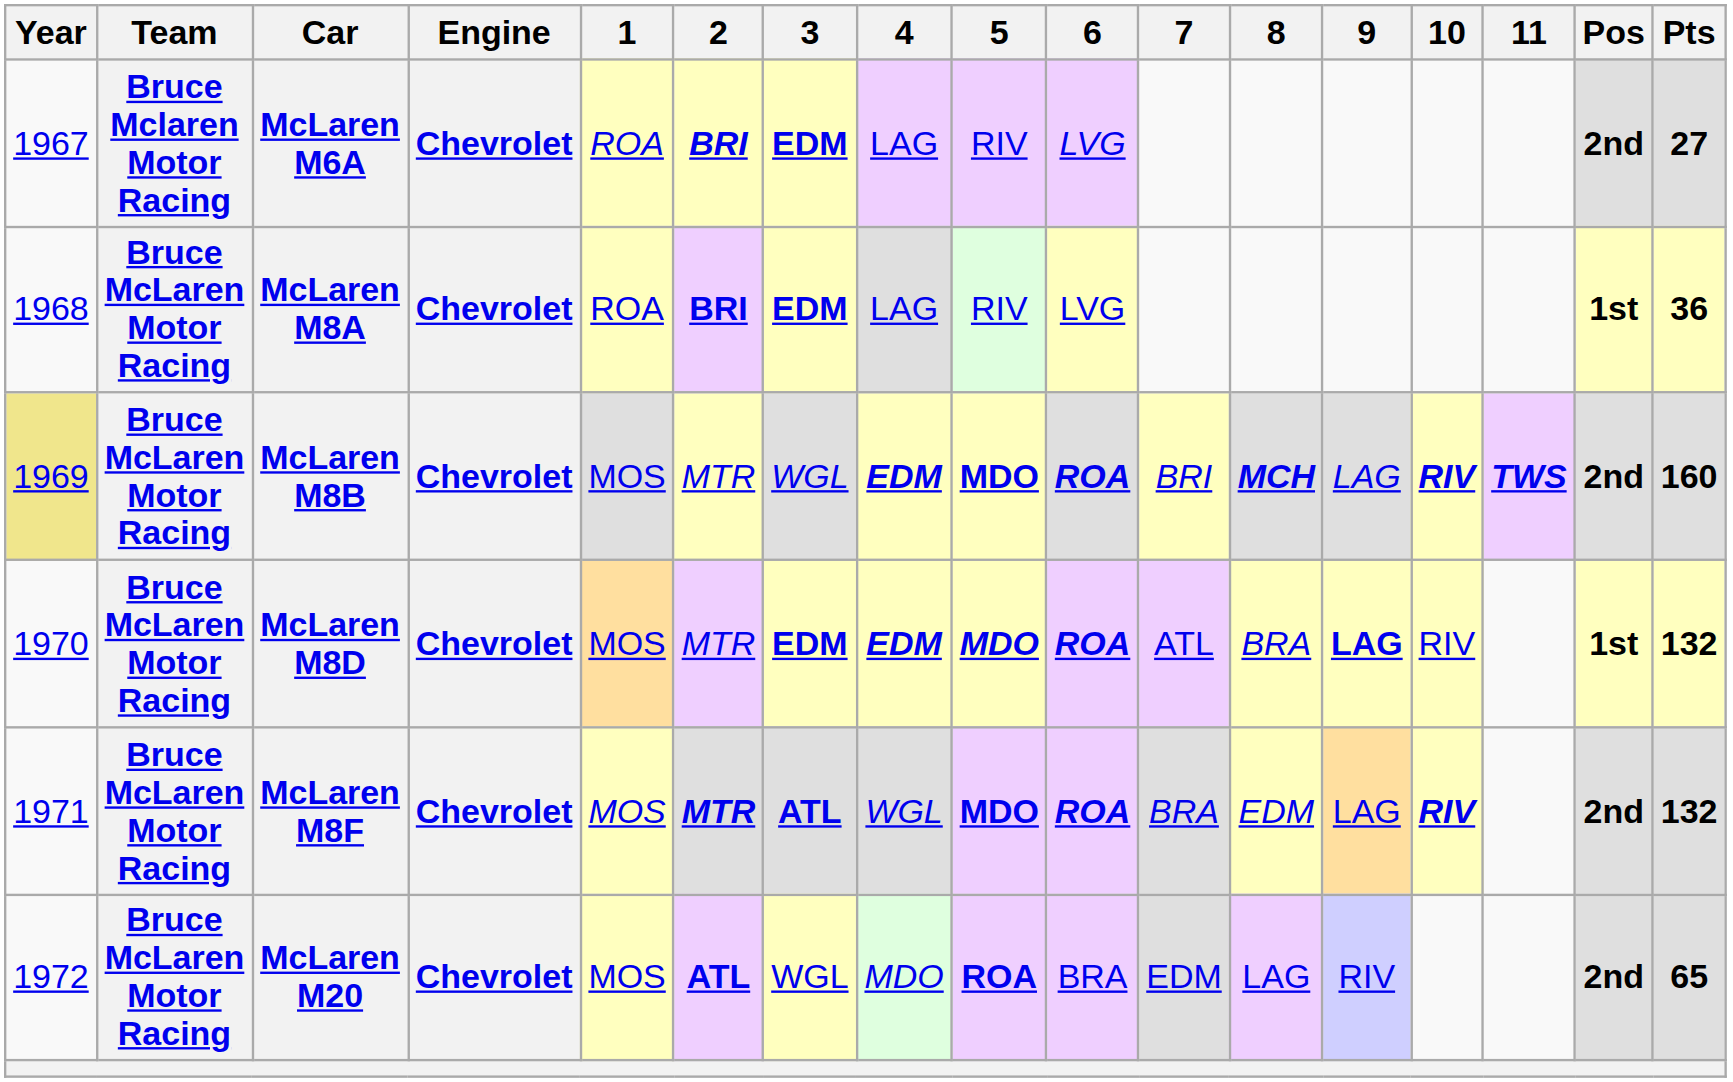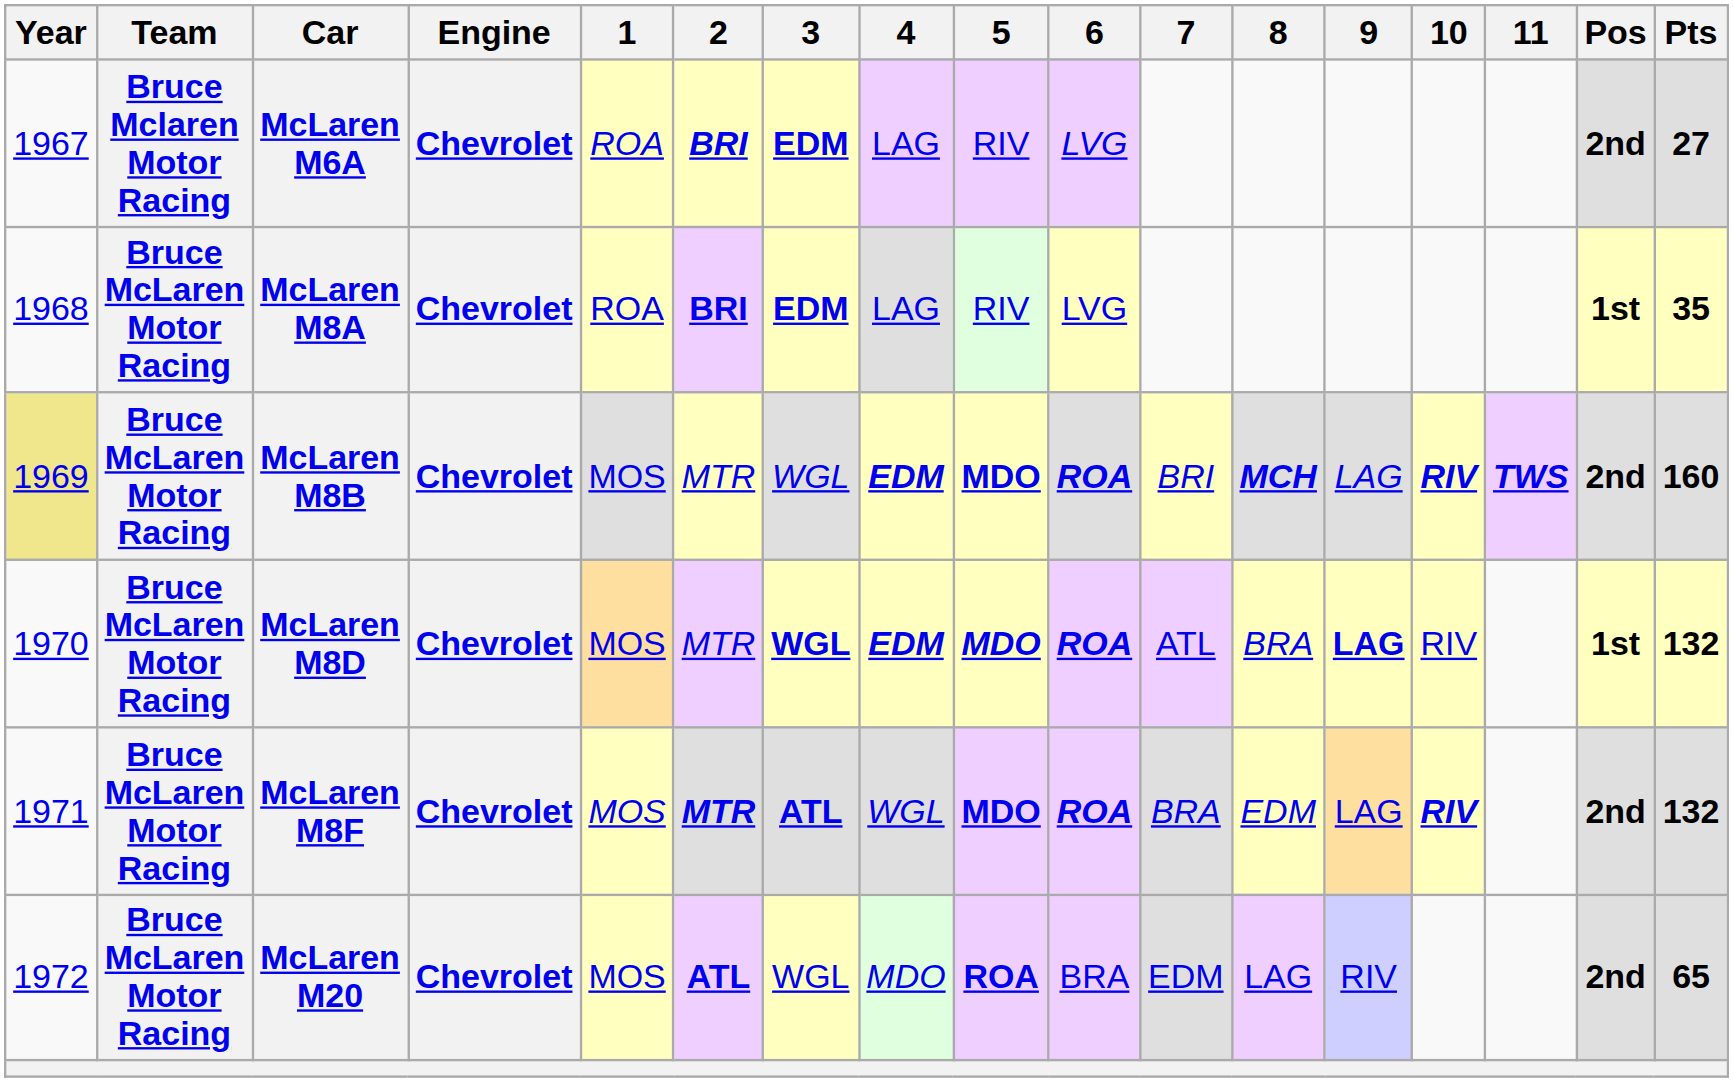(1689, 310) 36 -> (1691, 310) 35
(810, 644) EDM -> (811, 644) WGL
